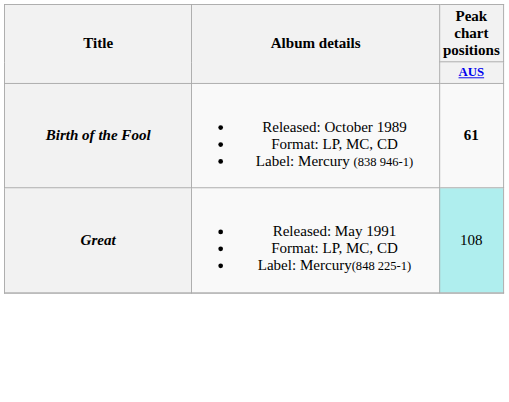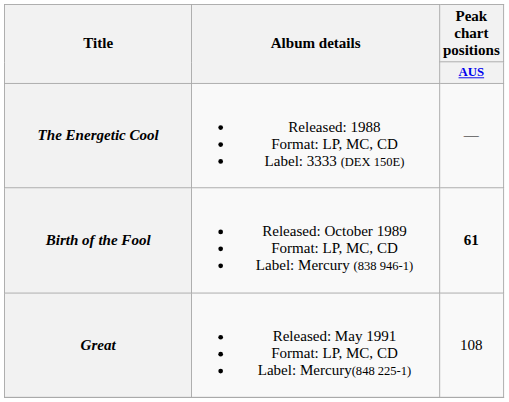+ row: (98, 135)
(471, 240) paleturquoise background -> (471, 345) no background
